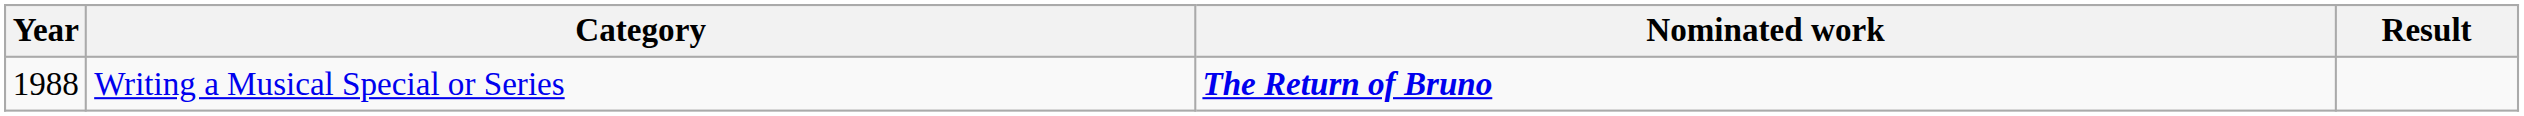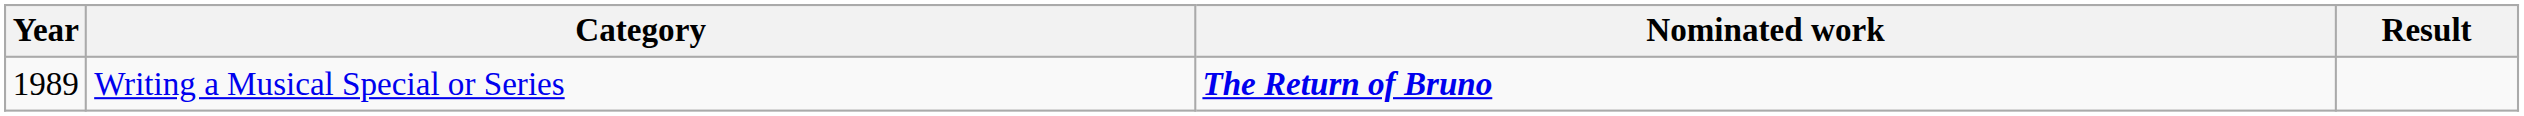(46, 83) 1988 -> (46, 83) 1989
